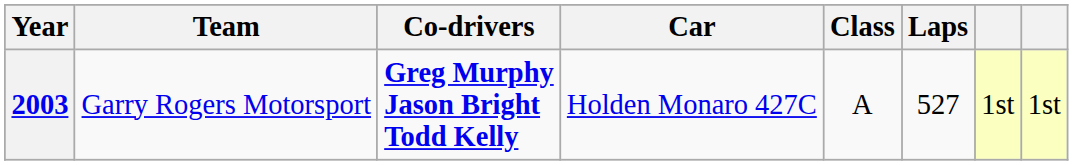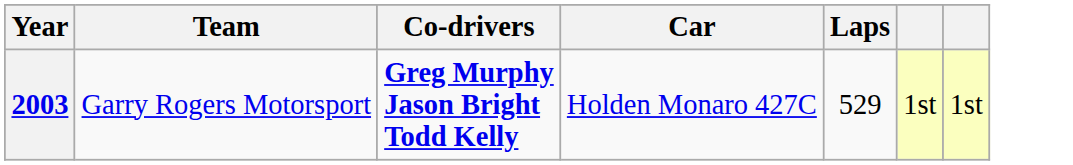- column: (862, 27)
(938, 104) 527 -> (860, 104) 529
